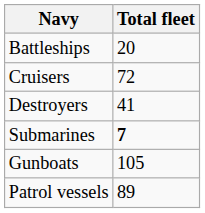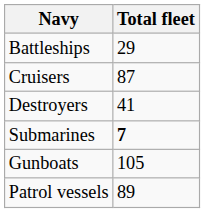(126, 47) 20 -> (126, 47) 29
(126, 76) 72 -> (126, 76) 87
